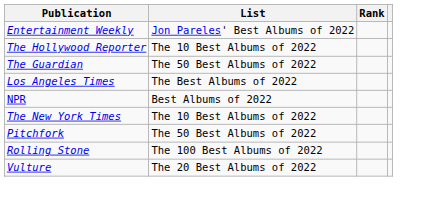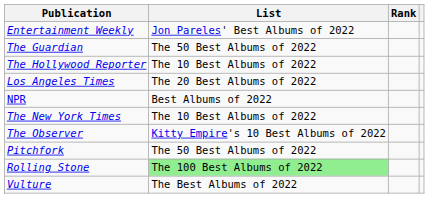rows swapped: (45, 64) <-> (77, 47)
(224, 82) The Best Albums of 2022 -> (234, 82) The 20 Best Albums of 2022
+ row: (45, 133)
(237, 150) no background -> (237, 167) lightgreen background
(234, 167) The 20 Best Albums of 2022 -> (224, 185) The Best Albums of 2022
